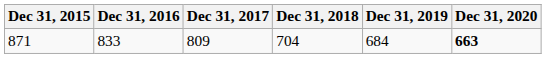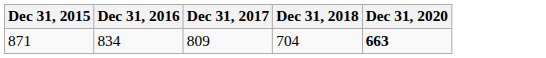- column: (407, 16)
(109, 41) 833 -> (109, 41) 834
